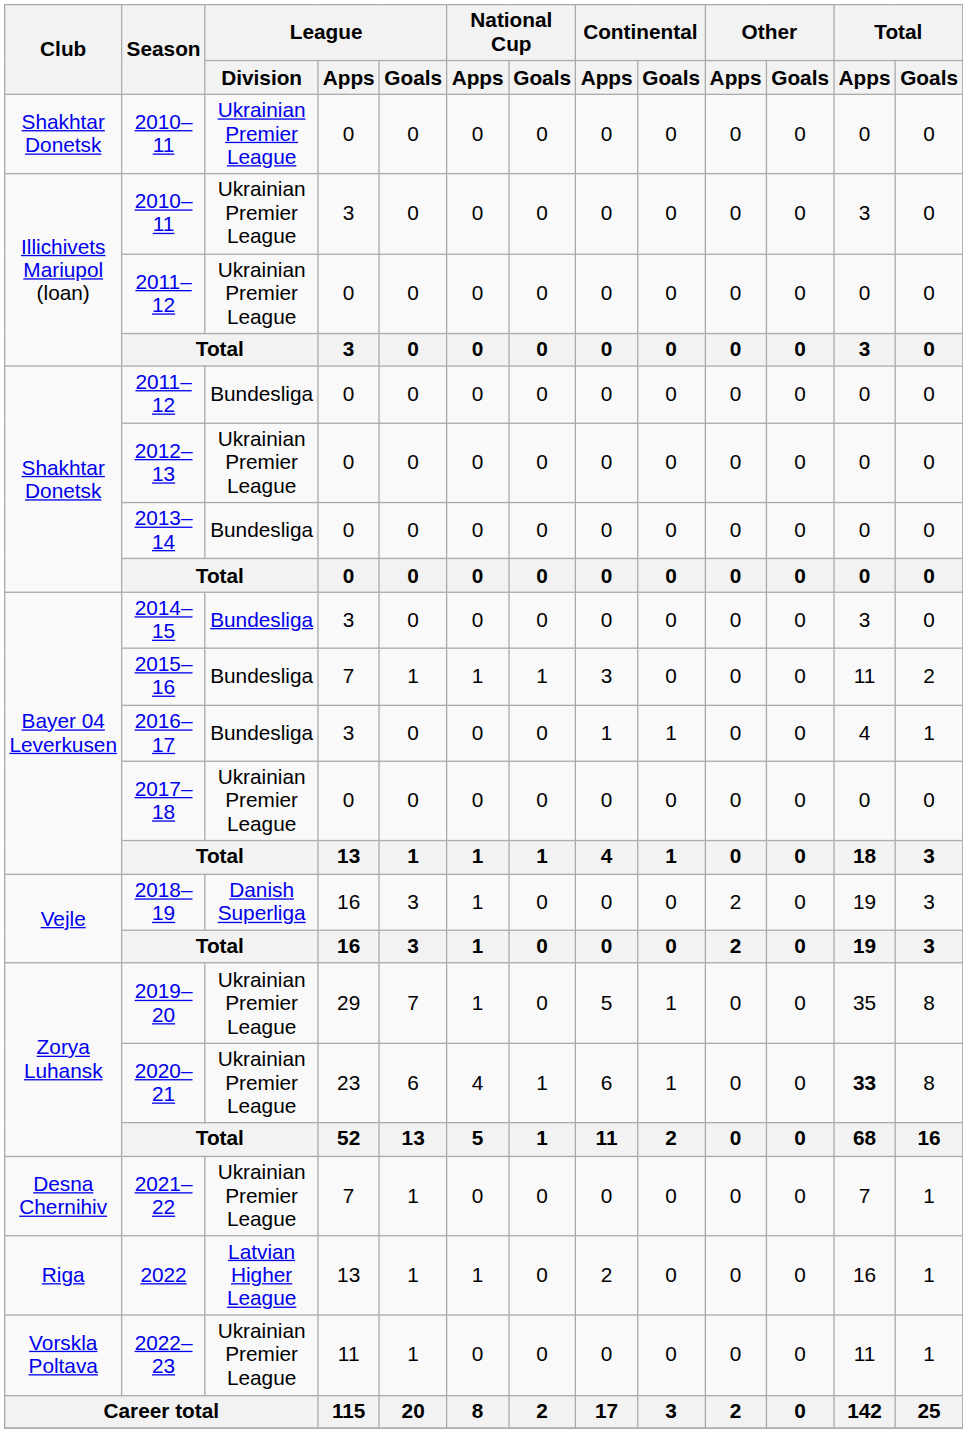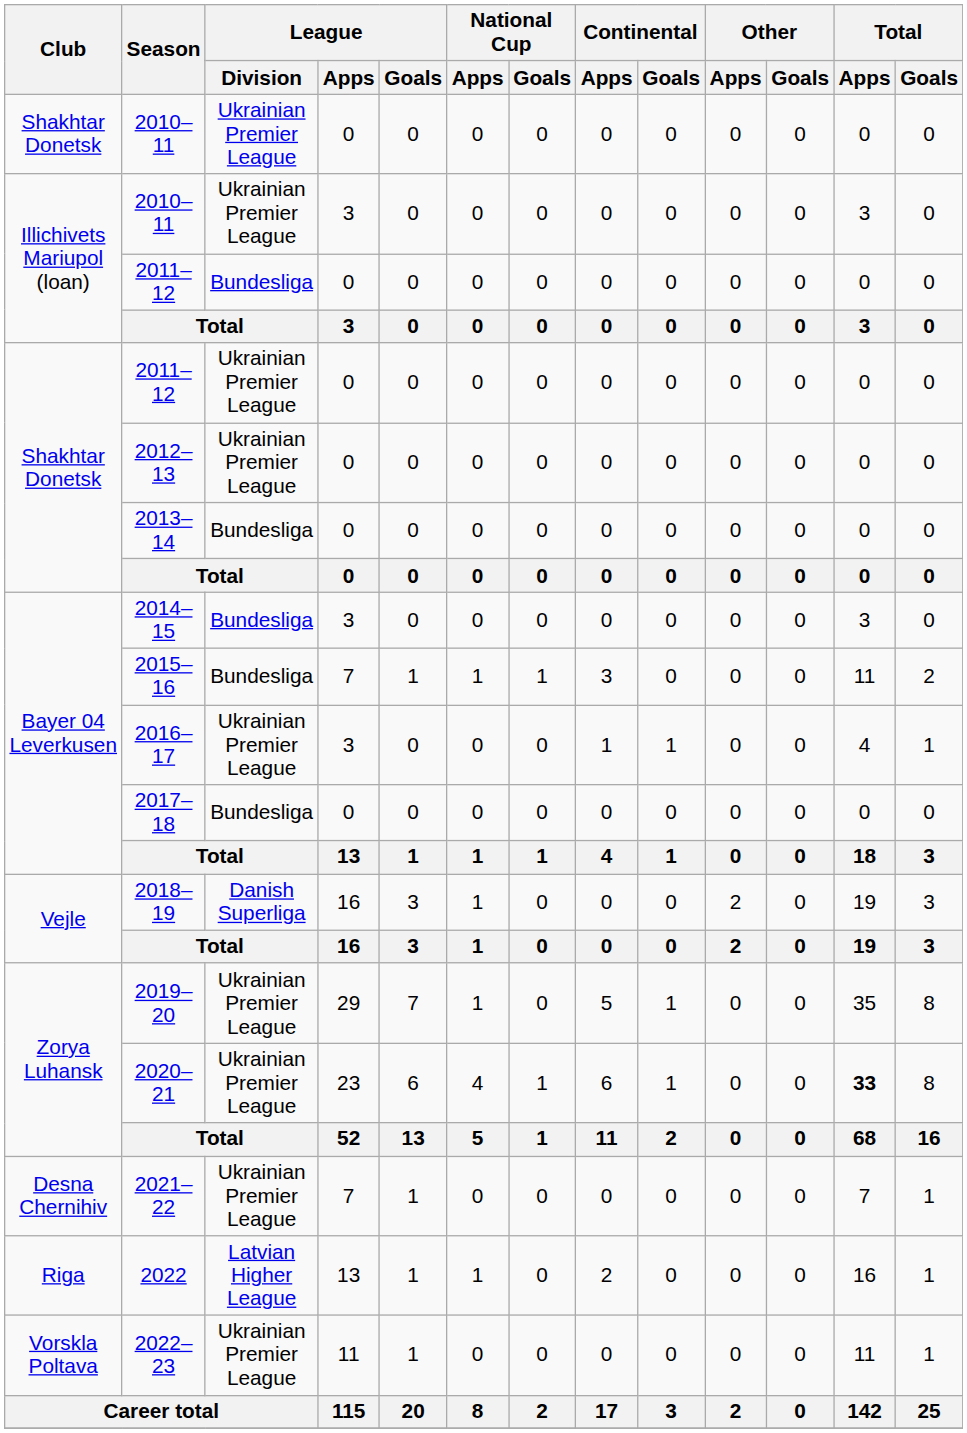(262, 293) Ukrainian Premier League -> (262, 281) Bundesliga
(262, 394) Bundesliga -> (262, 382) Ukrainian Premier League
(262, 732) Bundesliga -> (262, 744) Ukrainian Premier League
(262, 800) Ukrainian Premier League -> (262, 812) Bundesliga
